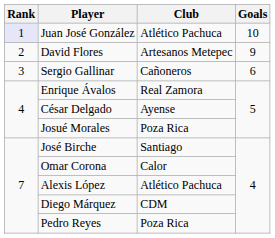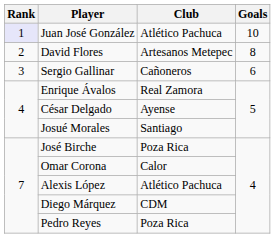(253, 52) 9 -> (253, 52) 8
(164, 128) Poza Rica -> (161, 128) Santiago
(161, 147) Santiago -> (164, 147) Poza Rica
